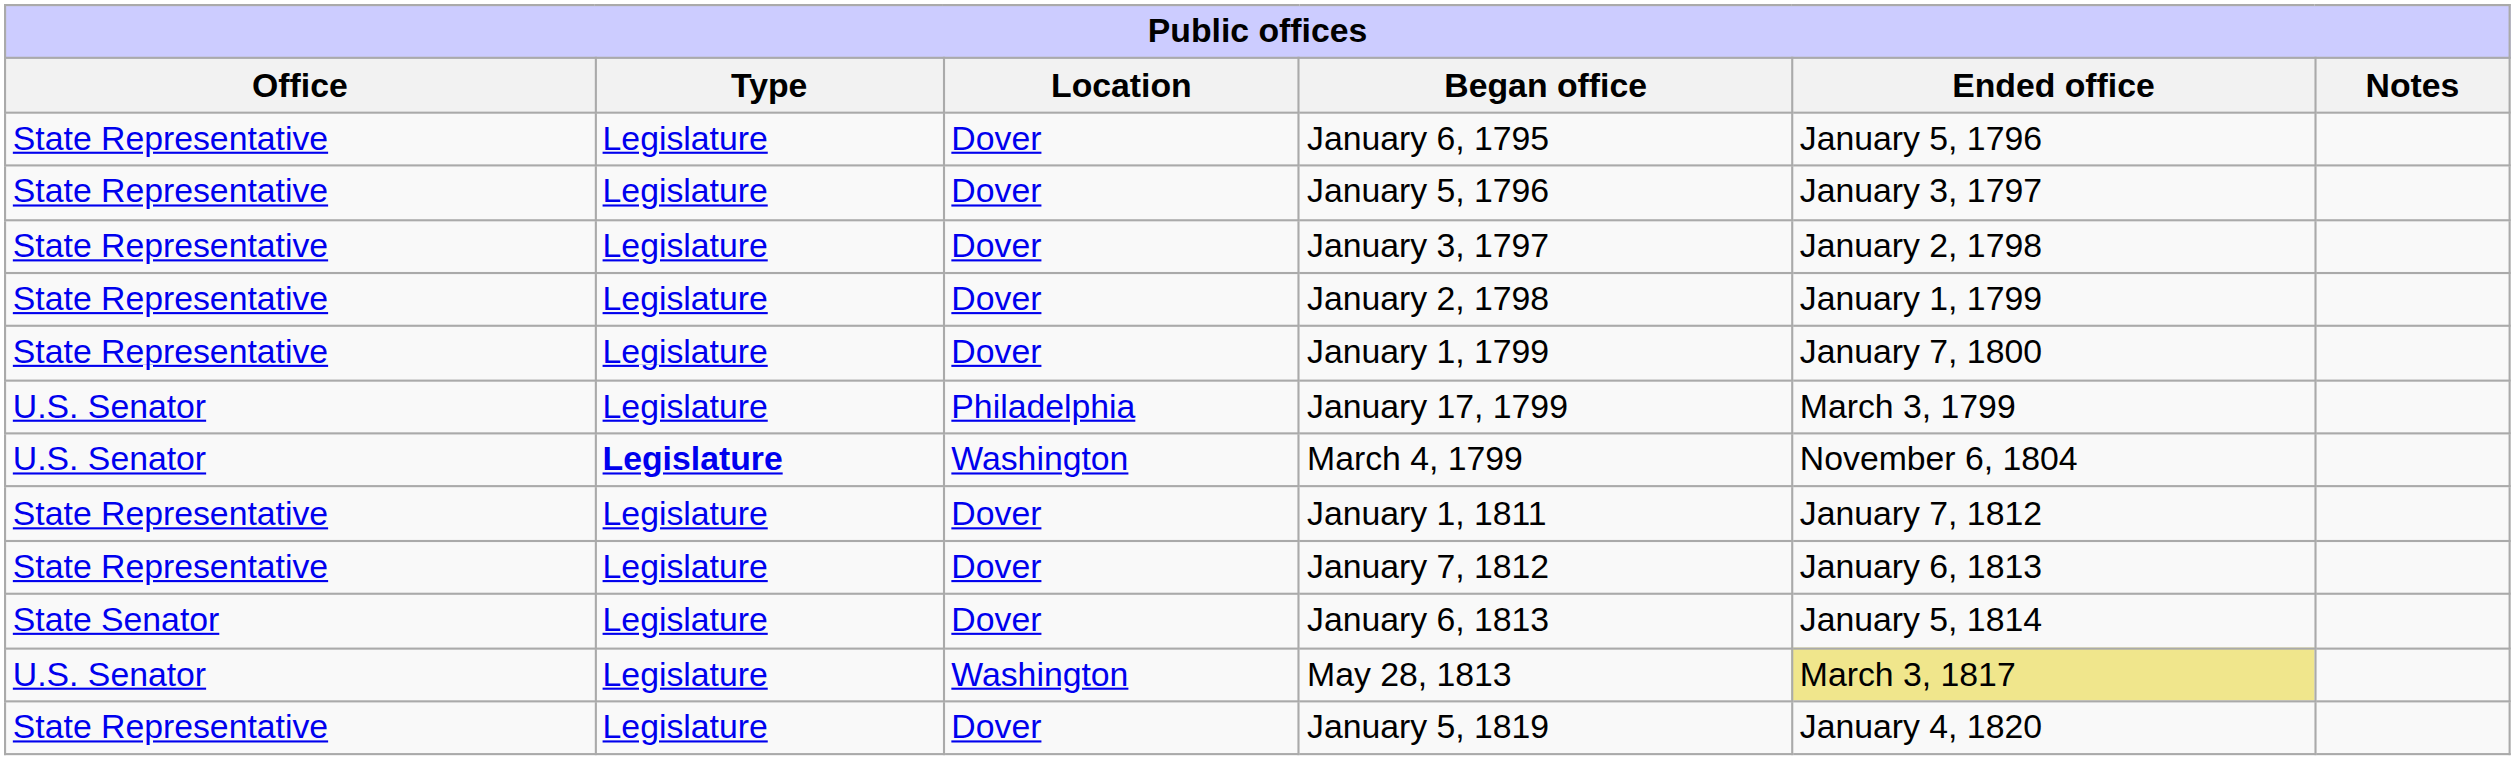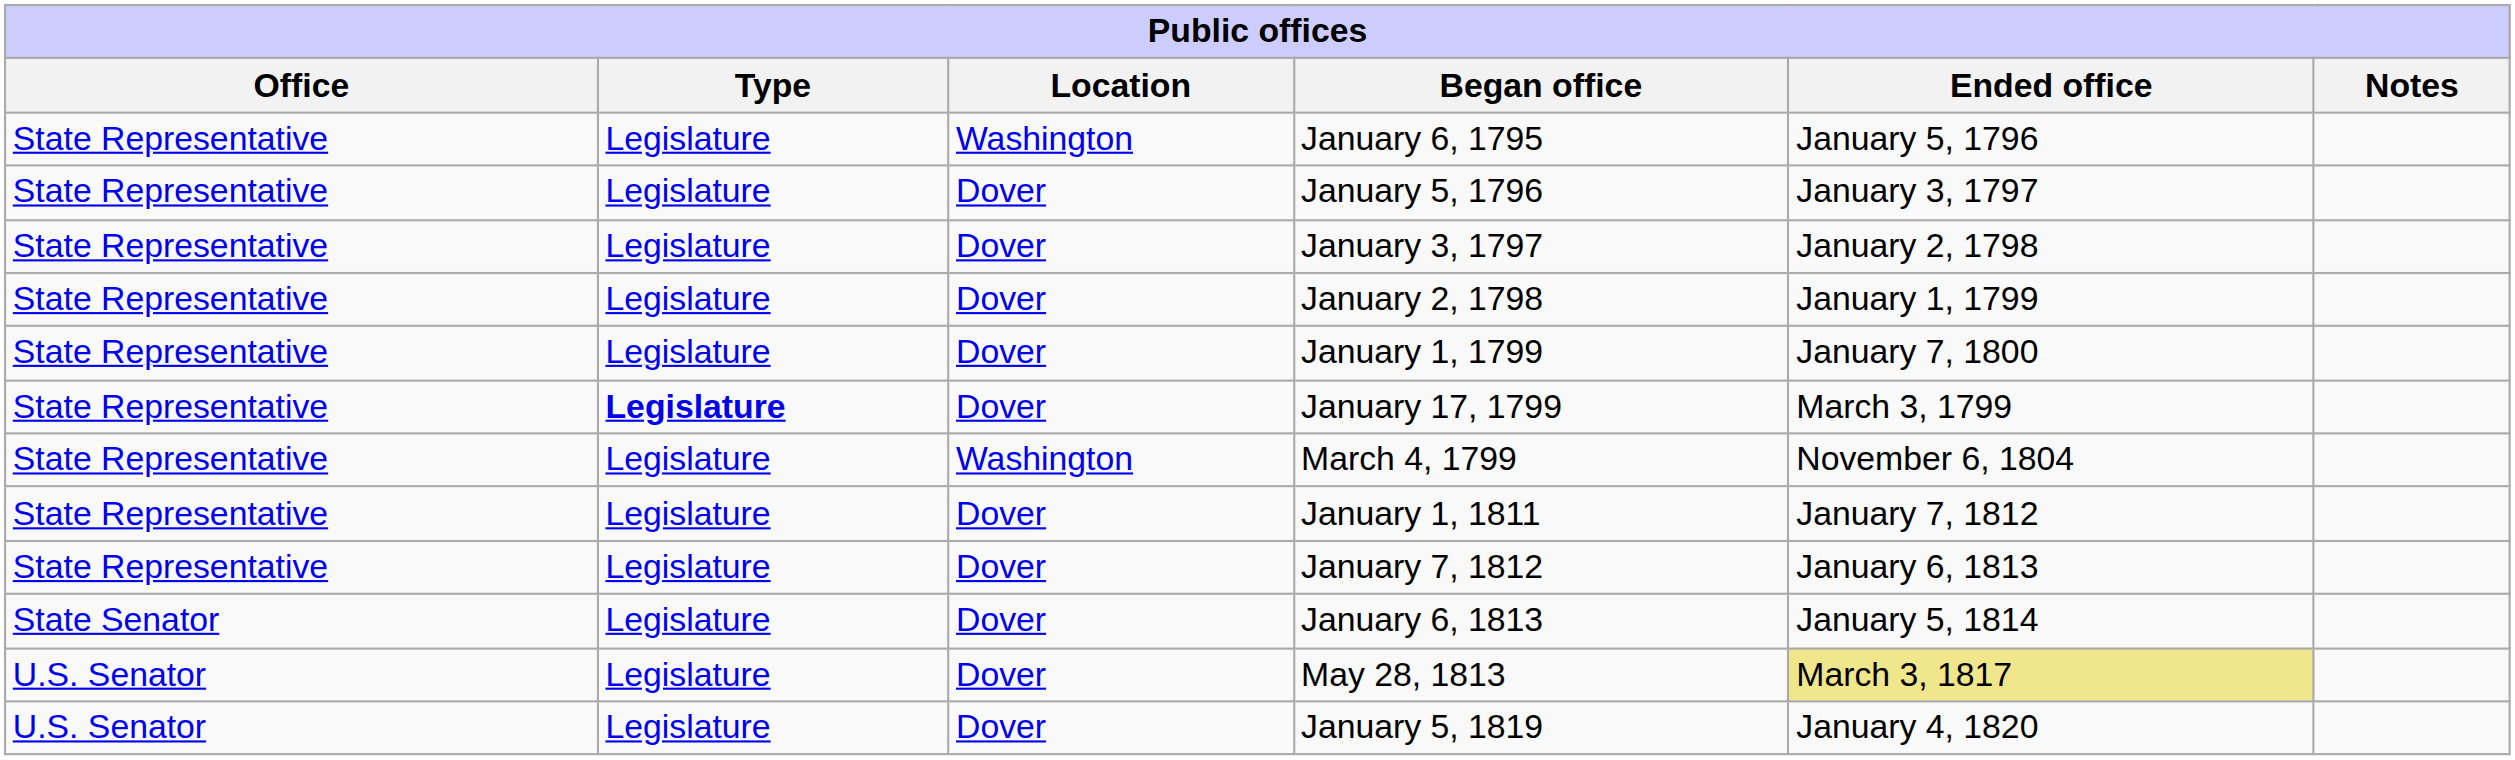(996, 138) Dover -> (1045, 138) Washington
(109, 406) U.S. Senator -> (170, 406) State Representative
(685, 406) normal -> (696, 406) bold
(1043, 406) Philadelphia -> (1001, 406) Dover
(109, 459) U.S. Senator -> (170, 459) State Representative
(693, 459) bold -> (688, 459) normal
(1040, 673) Washington -> (1001, 673) Dover
(170, 727) State Representative -> (109, 727) U.S. Senator
